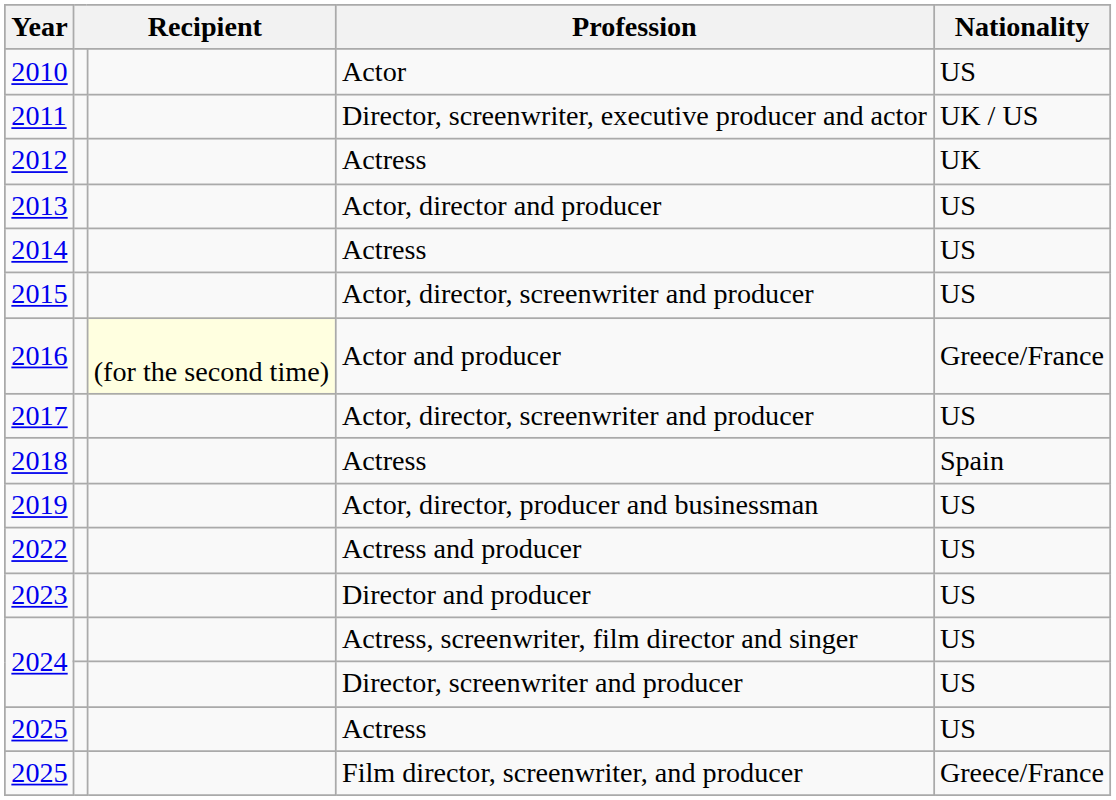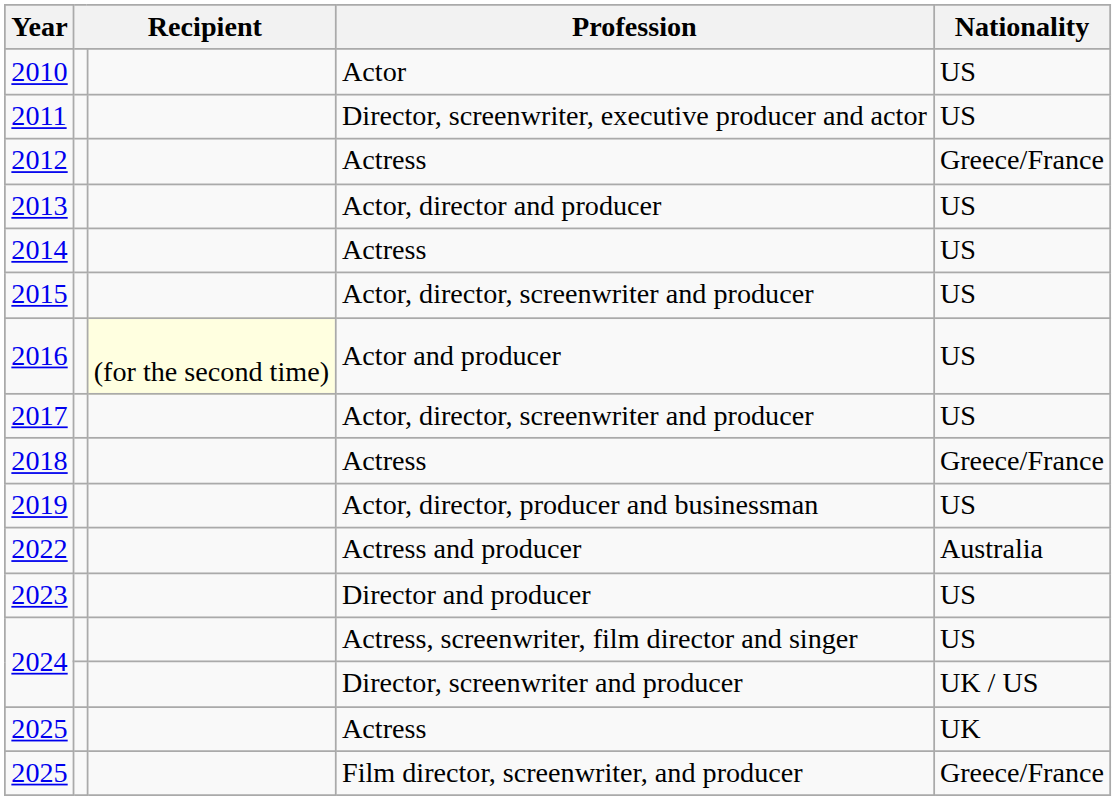(989, 116) UK / US -> (958, 116) US
(960, 160) UK -> (1022, 160) Greece/France
(1022, 355) Greece/France -> (958, 355) US
(972, 460) Spain -> (1022, 460) Greece/France
(958, 549) US -> (991, 549) Australia
(958, 683) US -> (989, 683) UK / US
(958, 728) US -> (960, 728) UK
